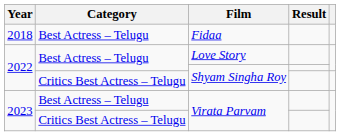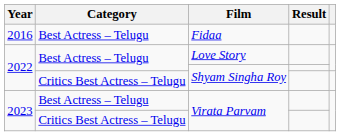(20, 34) 2018 -> (20, 34) 2016
